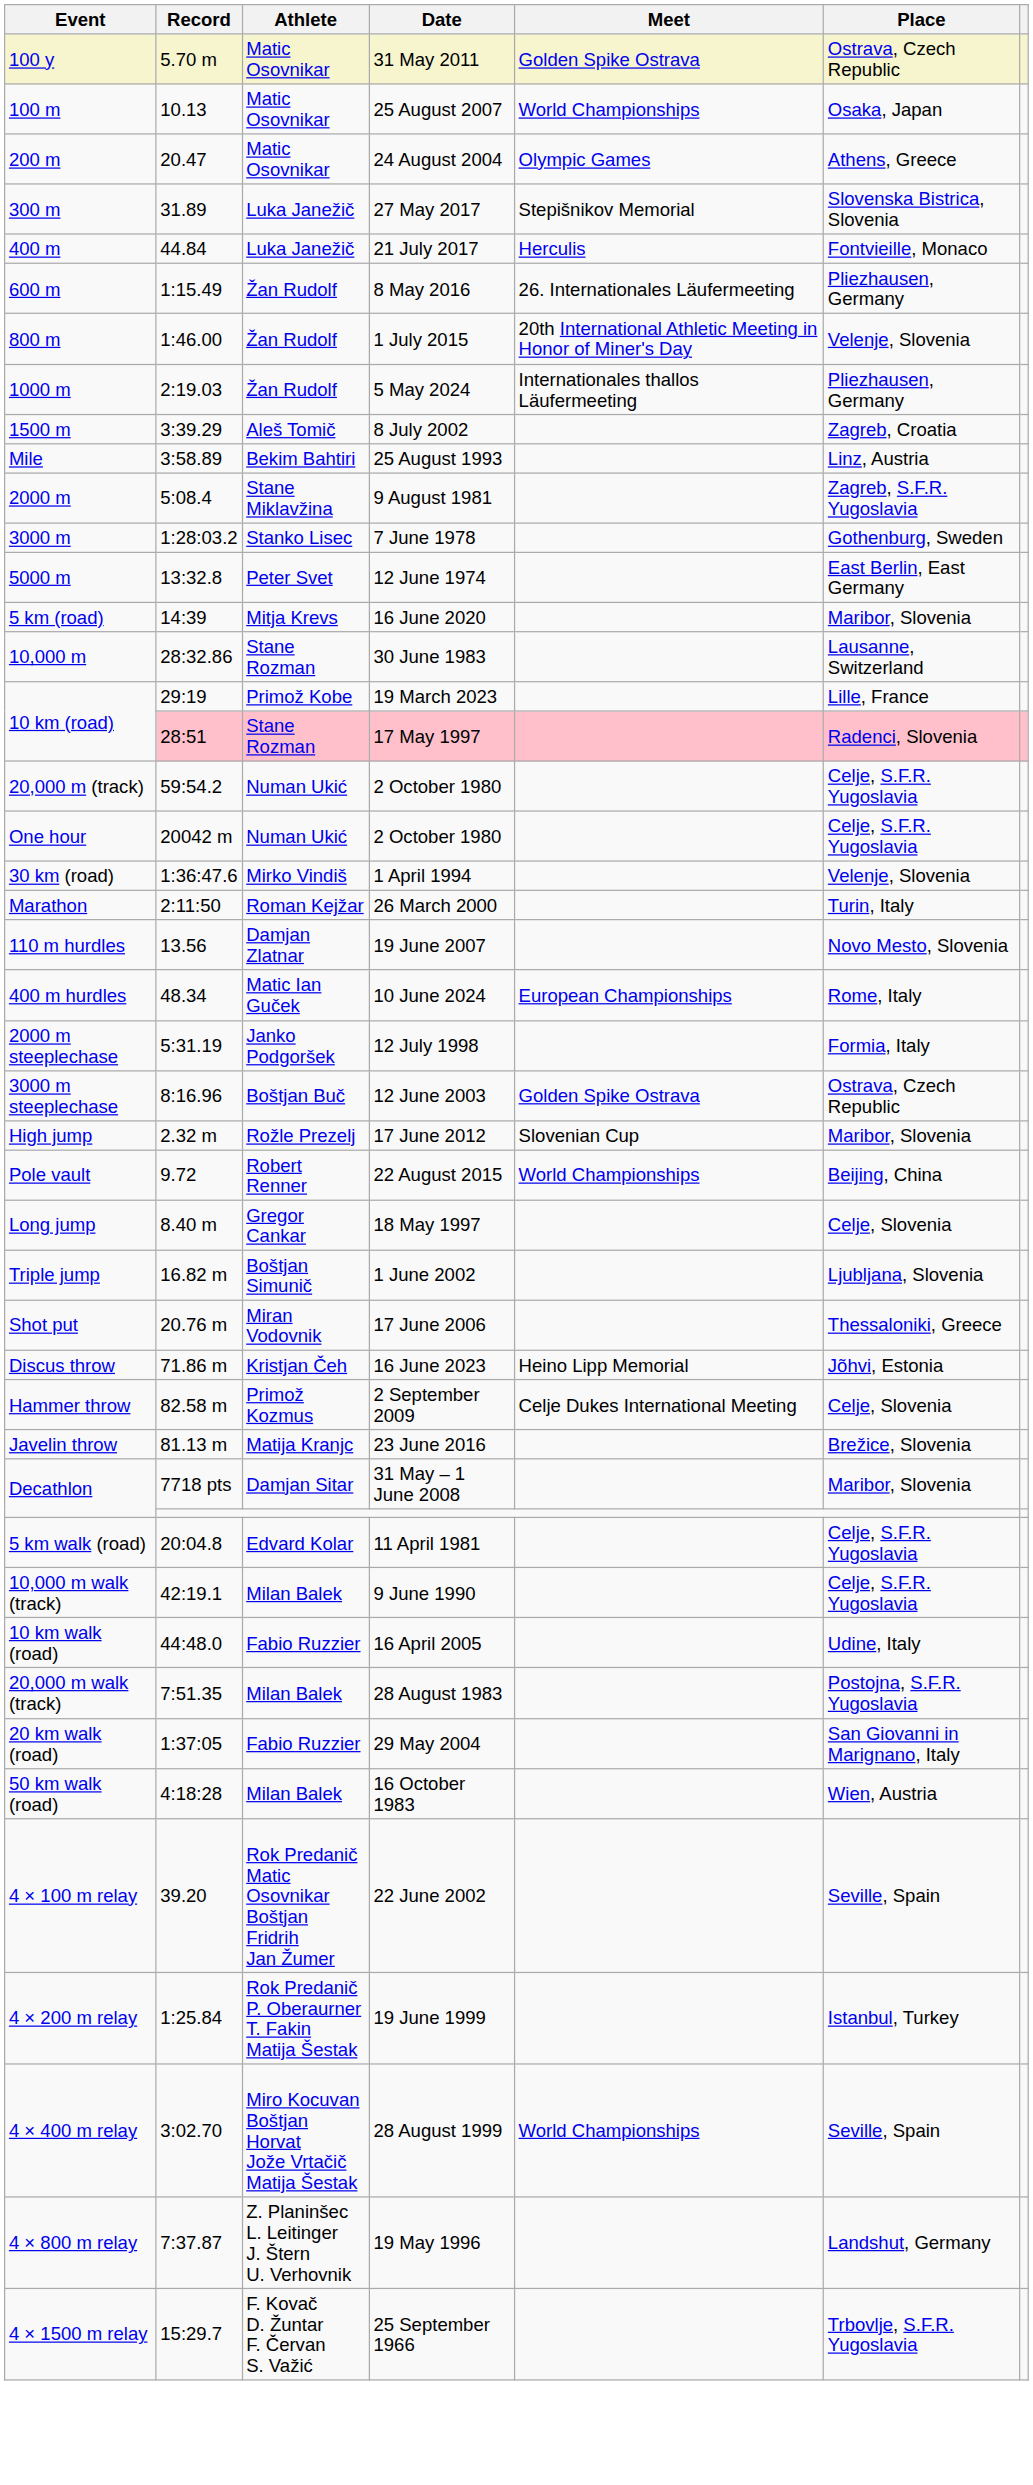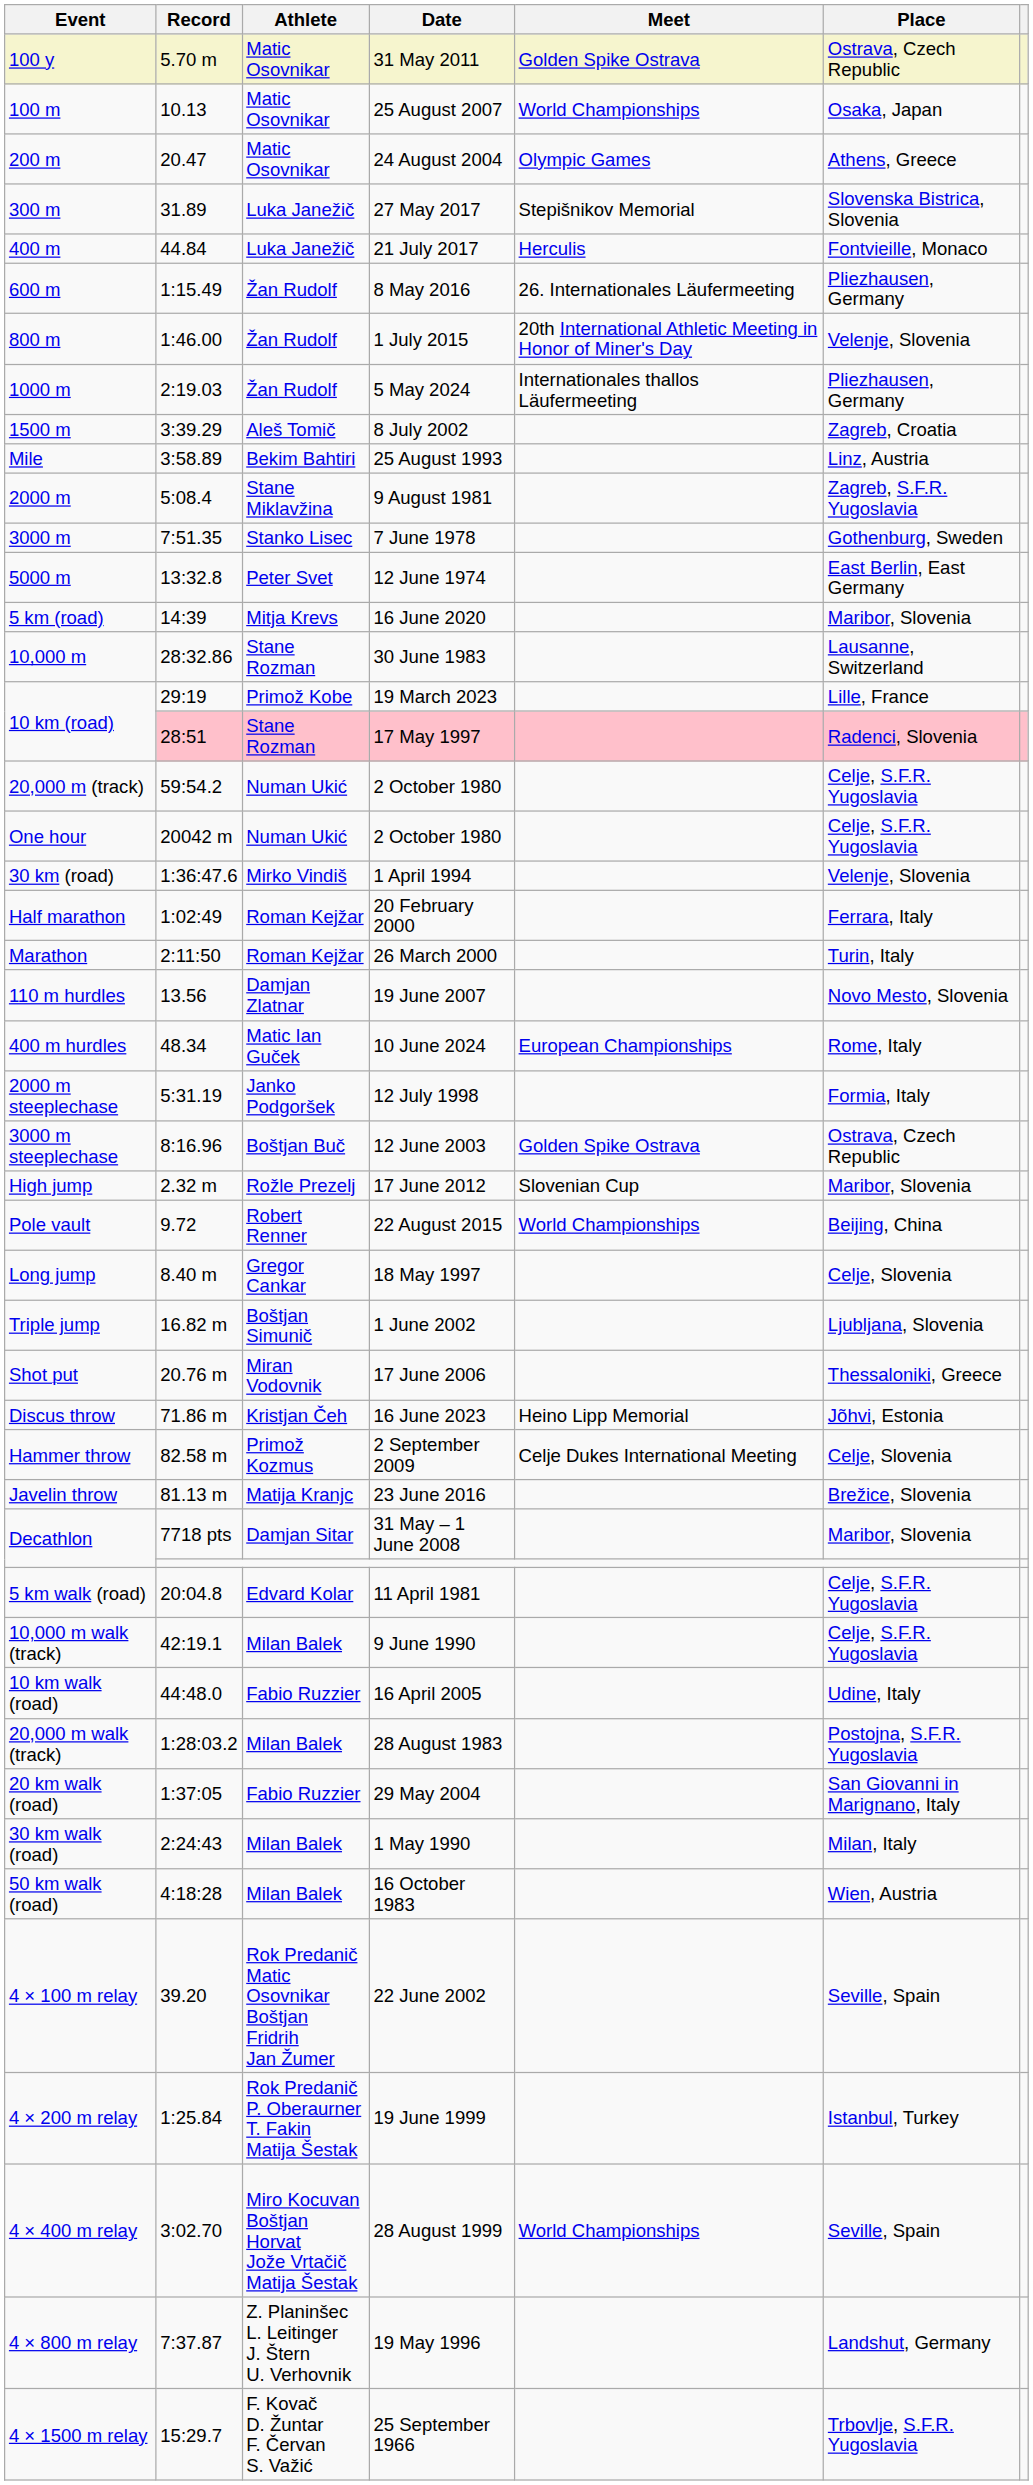(199, 538) 1:28:03.2 -> (191, 538) 7:51.35
+ row: (67, 916)
(191, 1693) 7:51.35 -> (199, 1743) 1:28:03.2
+ row: (55, 1844)
